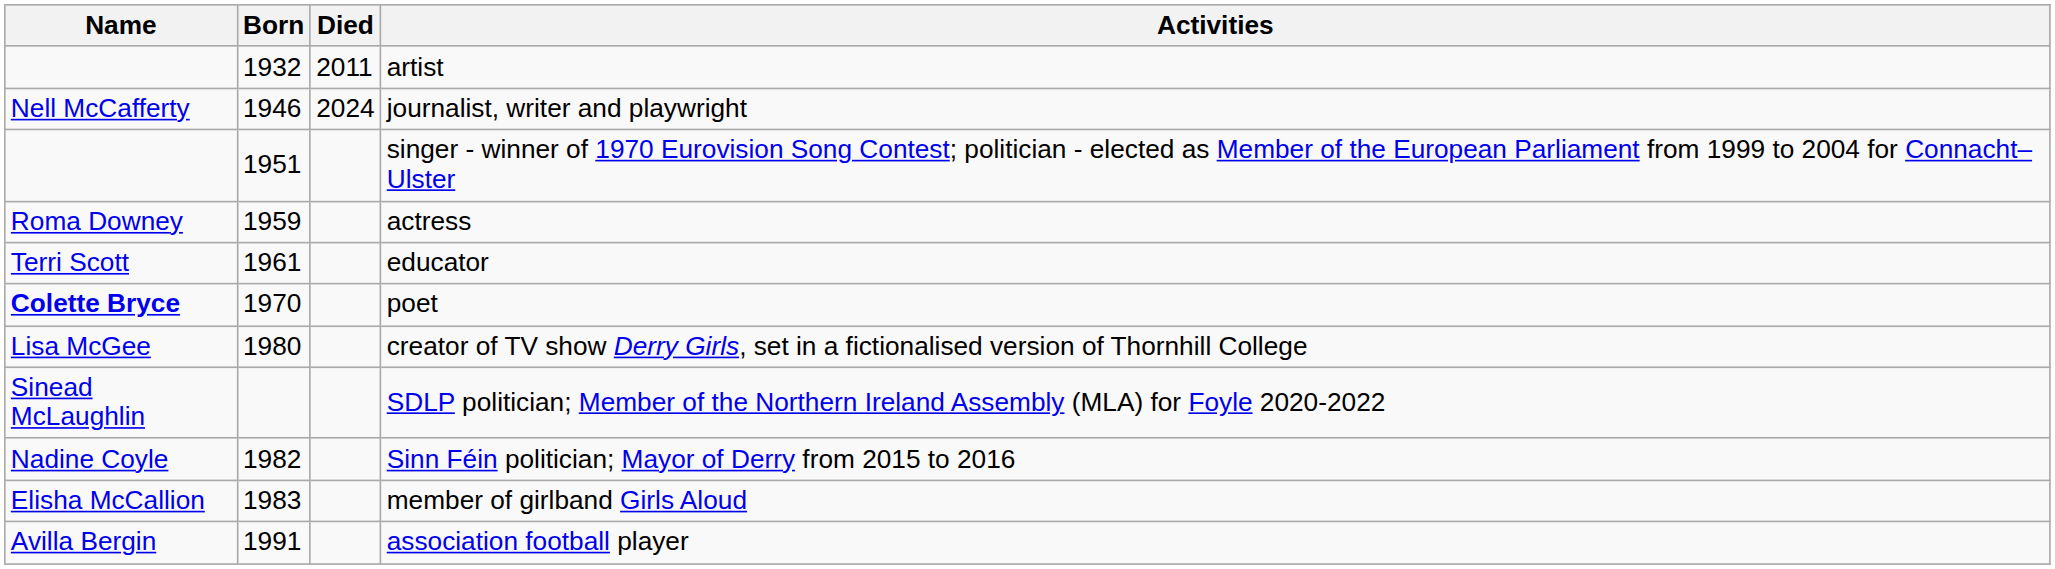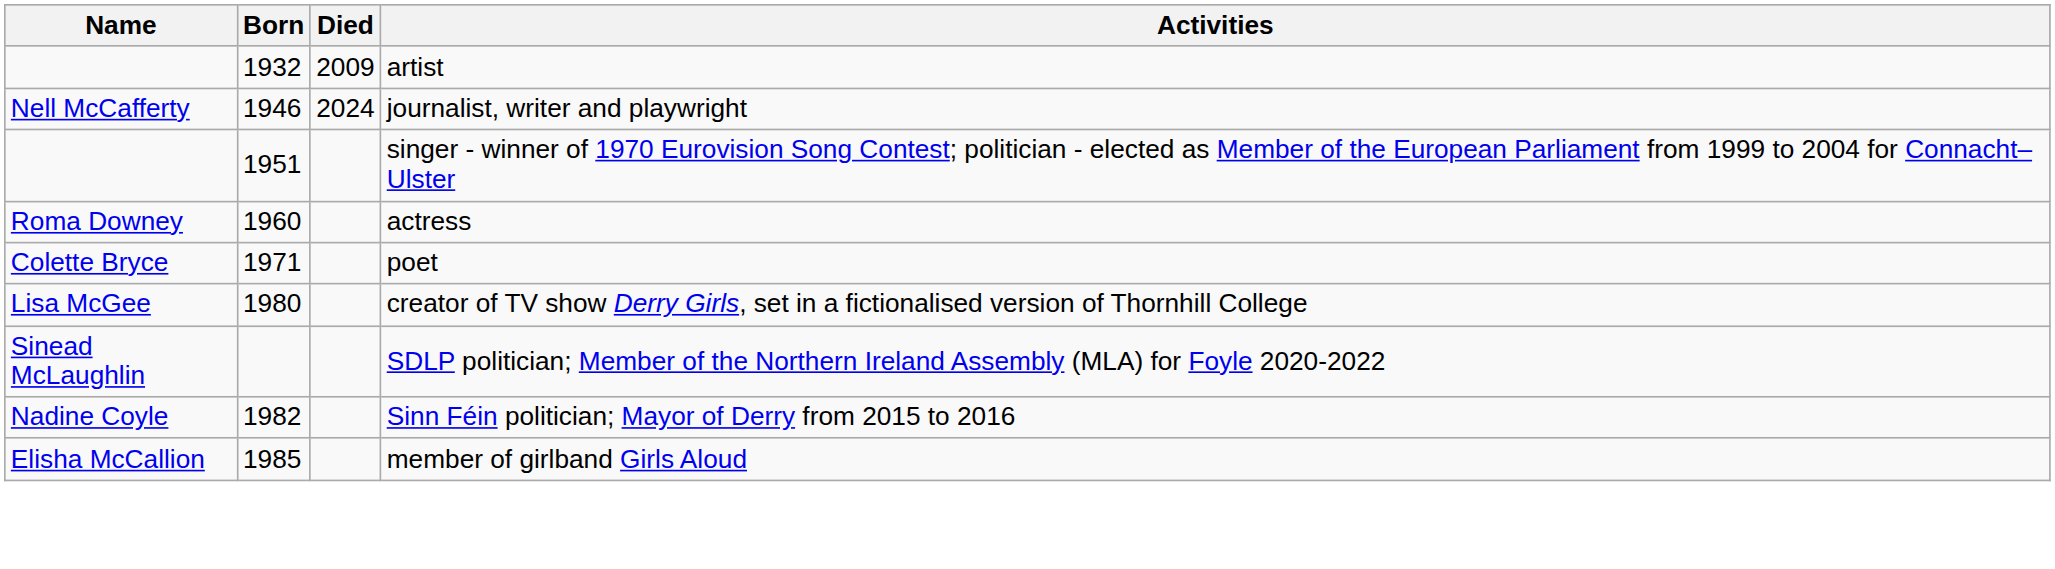(344, 66) 2011 -> (345, 66) 2009
(272, 221) 1959 -> (272, 221) 1960
- row: (438, 262)
(95, 304) bold -> (90, 262) normal
(272, 304) 1970 -> (272, 262) 1971
(272, 500) 1983 -> (272, 458) 1985
- row: (538, 542)
